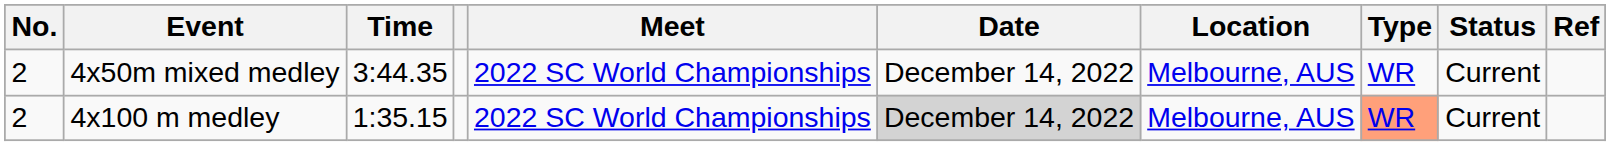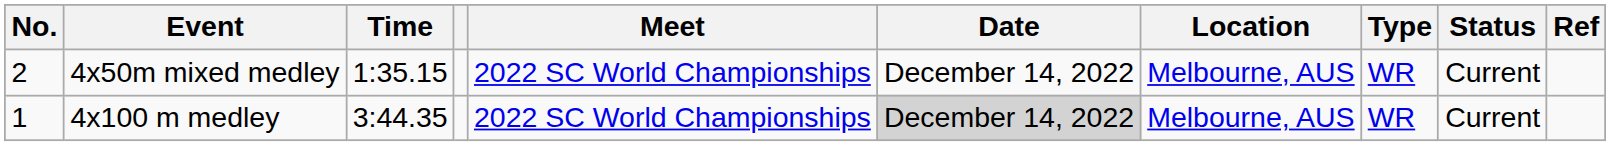(400, 72) 3:44.35 -> (400, 72) 1:35.15
(19, 117) 2 -> (19, 117) 1
(400, 117) 1:35.15 -> (400, 117) 3:44.35
(1391, 117) lightsalmon background -> (1391, 117) no background
